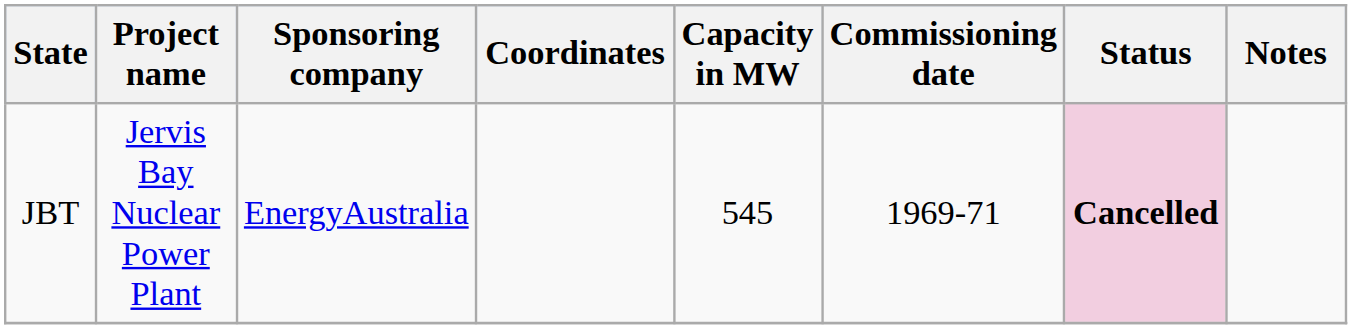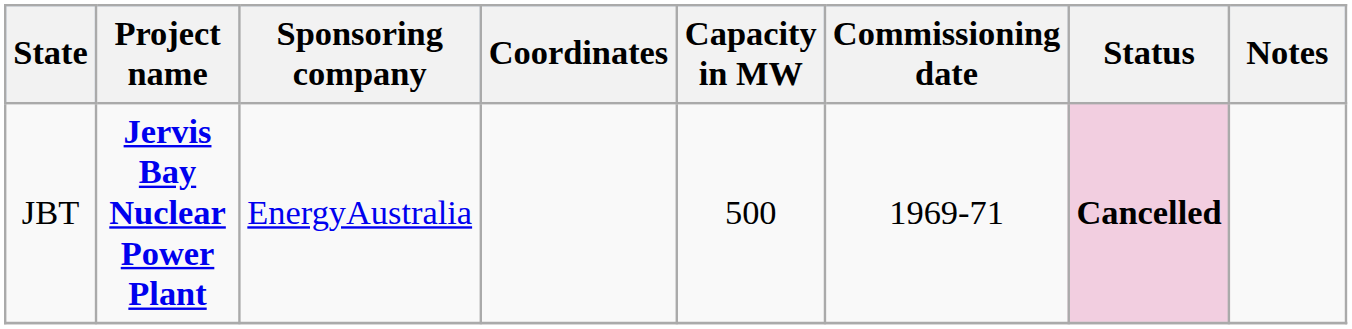(166, 211) normal -> (168, 211) bold
(747, 211) 545 -> (751, 211) 500
